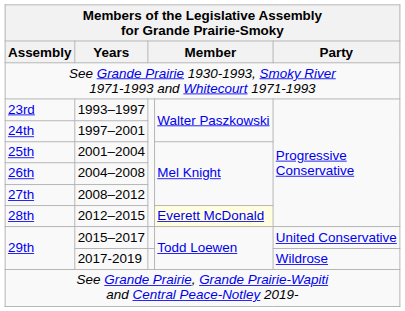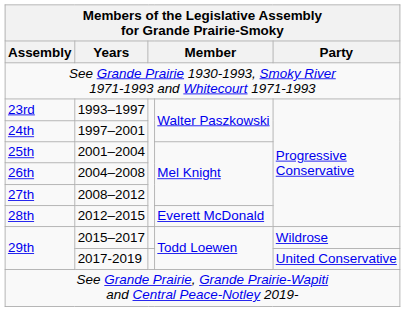(211, 216) lightyellow background -> (211, 216) no background
(336, 237) United Conservative -> (302, 237) Wildrose
(302, 258) Wildrose -> (336, 258) United Conservative
